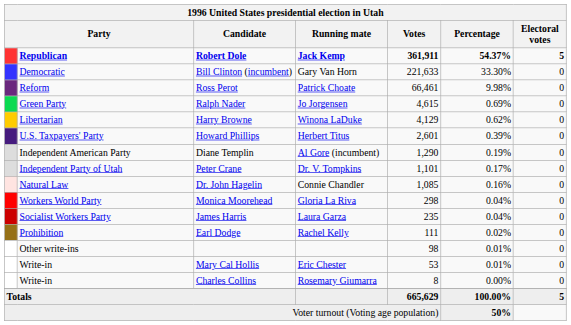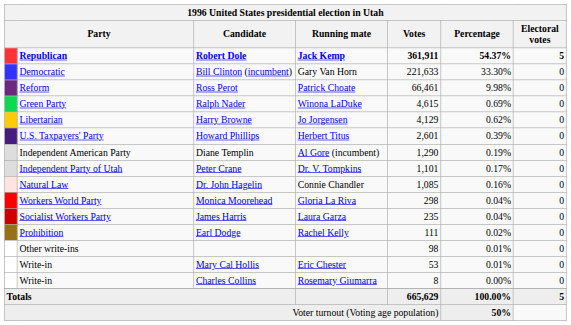(323, 104) Jo Jorgensen -> (330, 104) Winona LaDuke
(330, 120) Winona LaDuke -> (323, 120) Jo Jorgensen
